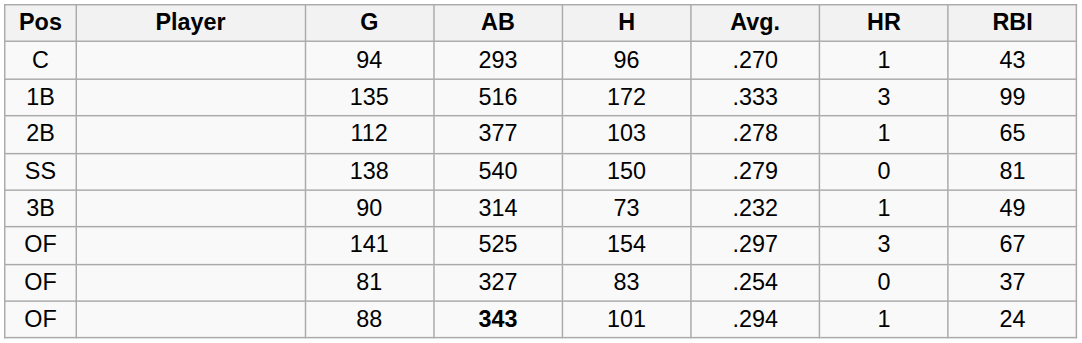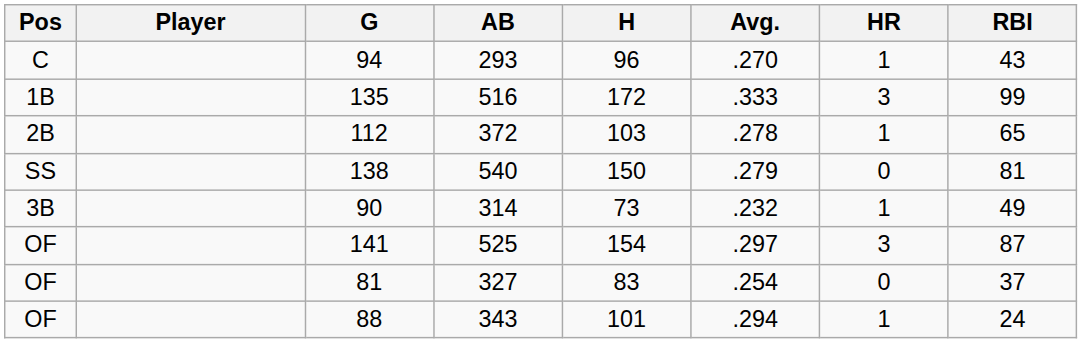(498, 134) 377 -> (498, 134) 372
(1013, 245) 67 -> (1013, 245) 87
(498, 319) bold -> (498, 319) normal
